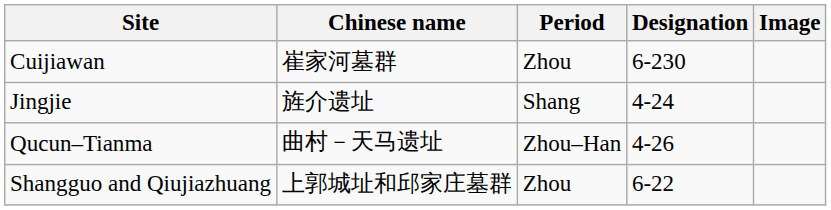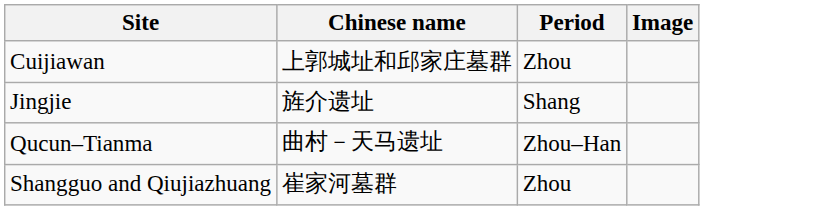- column: (690, 22)
(339, 60) 崔家河墓群 -> (397, 60) 上郭城址和邱家庄墓群
(397, 183) 上郭城址和邱家庄墓群 -> (339, 183) 崔家河墓群
